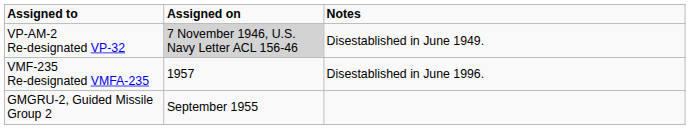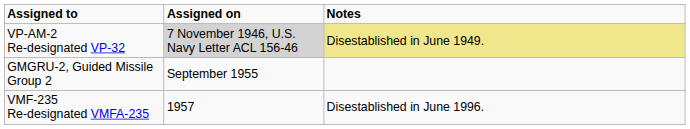(405, 40) no background -> (405, 40) khaki background
rows swapped: (80, 107) <-> (78, 74)
